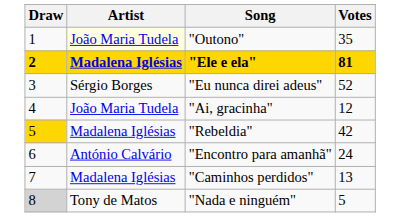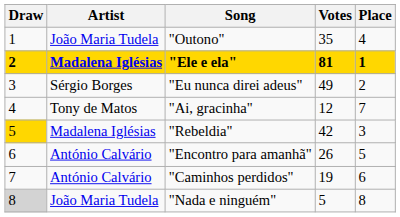+ column: (375, 16)
(124, 39) lightyellow background -> (104, 39) no background
(346, 85) 52 -> (326, 85) 49
(124, 108) João Maria Tudela -> (94, 108) Tony de Matos
(346, 154) 24 -> (326, 154) 26
(123, 177) Madalena Iglésias -> (101, 177) António Calvário
(346, 177) 13 -> (326, 177) 19
(114, 200) Tony de Matos -> (104, 200) João Maria Tudela
